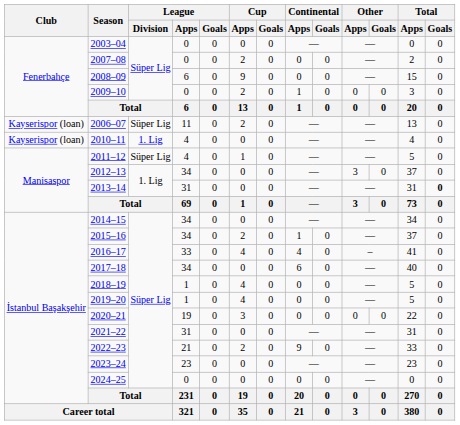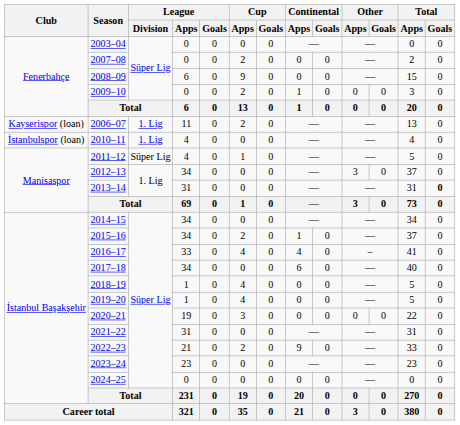(150, 124) Süper Lig -> (150, 124) 1. Lig
(46, 140) Kayserispor (loan) -> (46, 140) İstanbulspor (loan)
